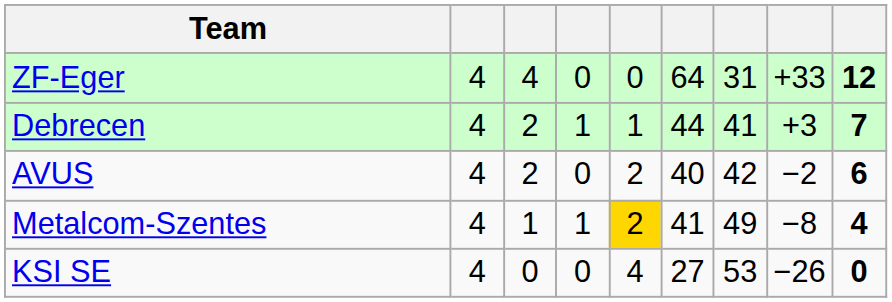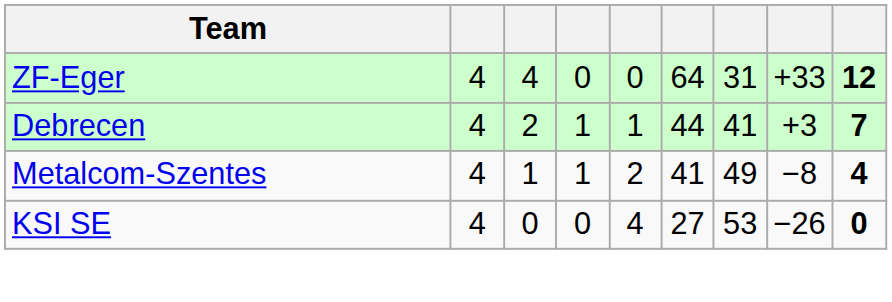- row: (53, 175)
(635, 223) gold background -> (635, 175) no background
